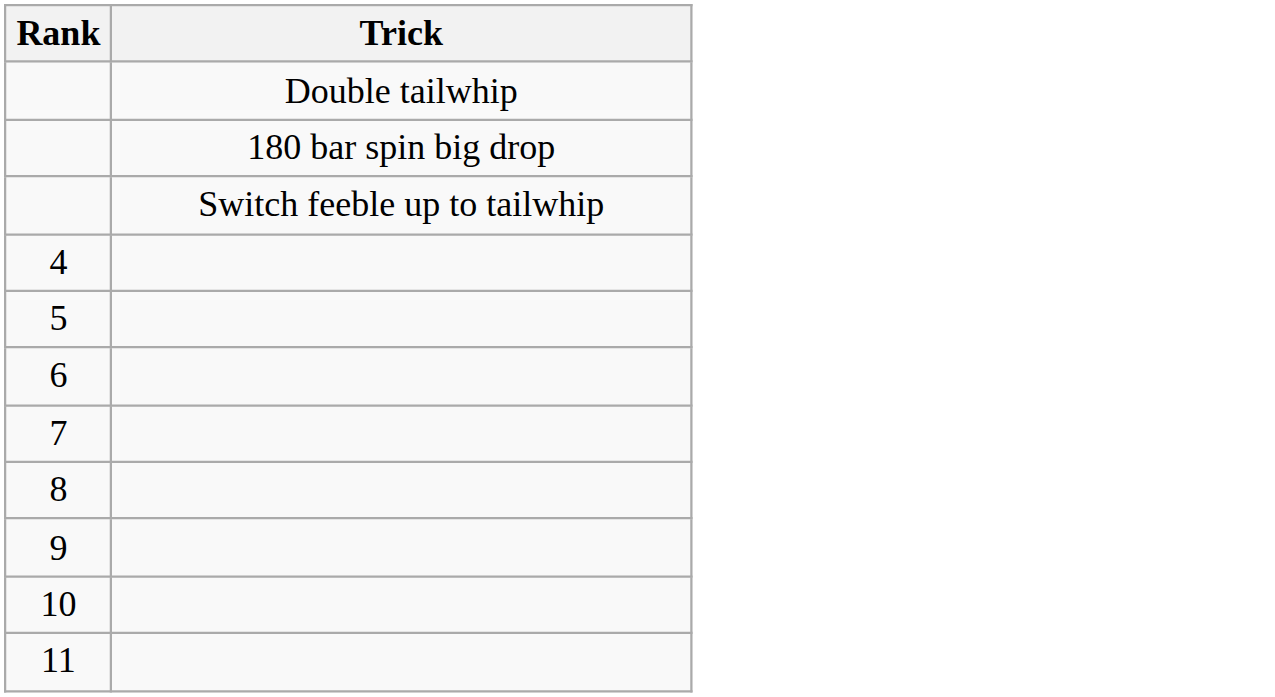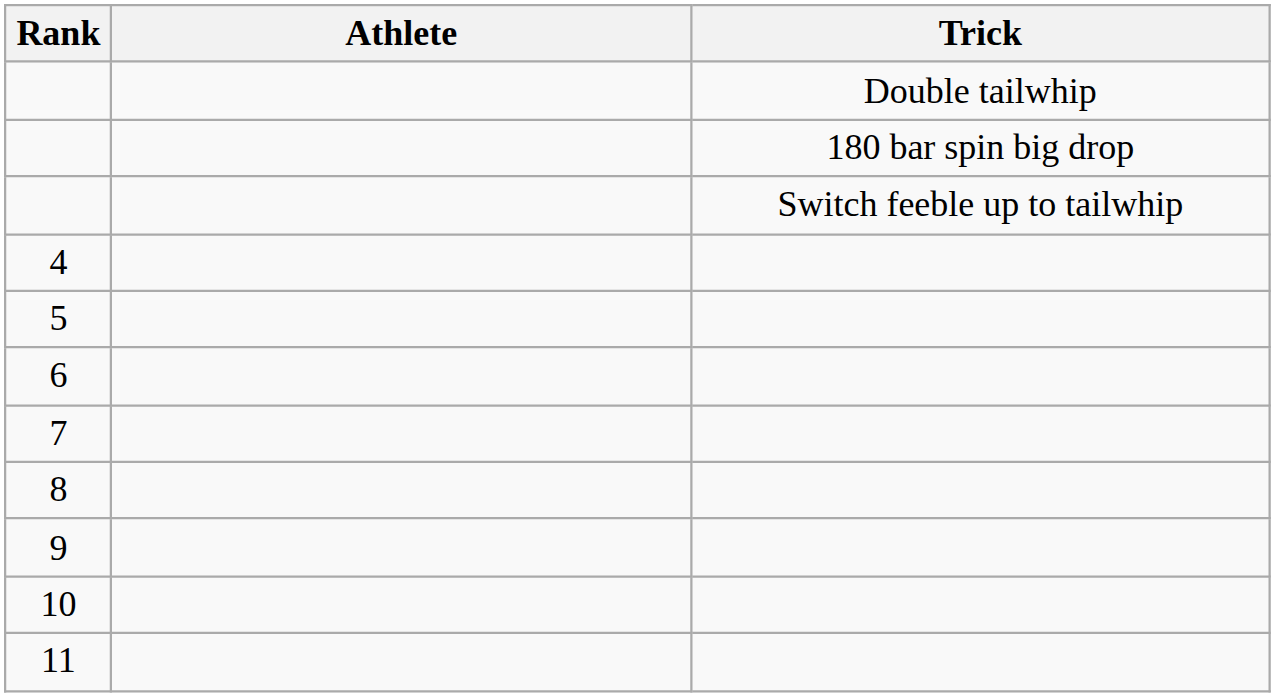+ column: (401, 33)
